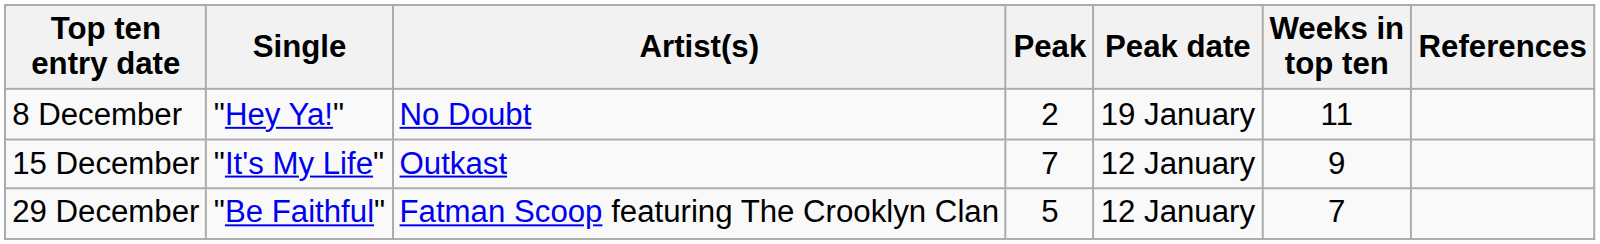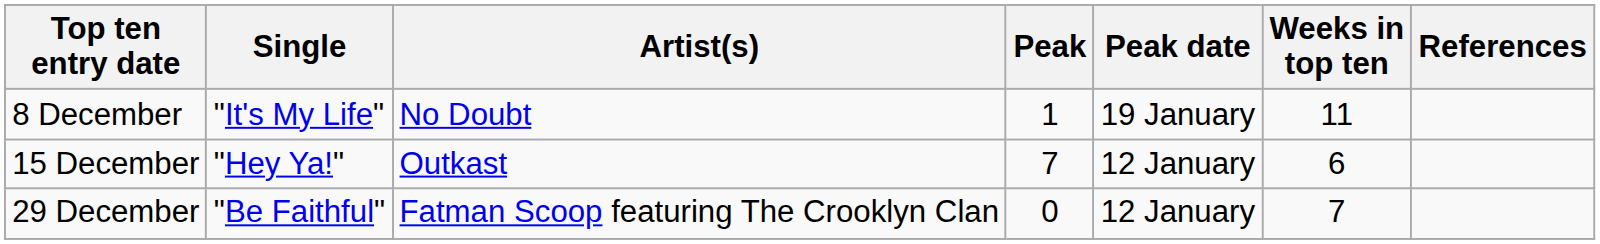(279, 113) "Hey Ya!" -> (299, 113) "It's My Life"
(1050, 113) 2 -> (1050, 113) 1
(299, 163) "It's My Life" -> (279, 163) "Hey Ya!"
(1337, 163) 9 -> (1337, 163) 6
(1050, 212) 5 -> (1050, 212) 0
